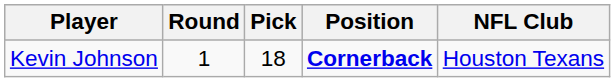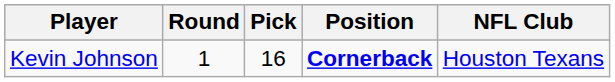(273, 58) 18 -> (273, 58) 16
